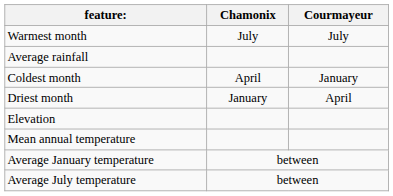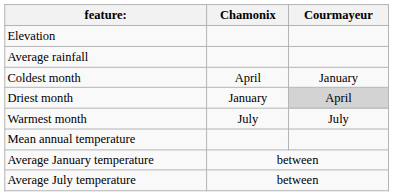rows swapped: (31, 118) <-> (47, 36)
(338, 98) no background -> (338, 98) lightgrey background
